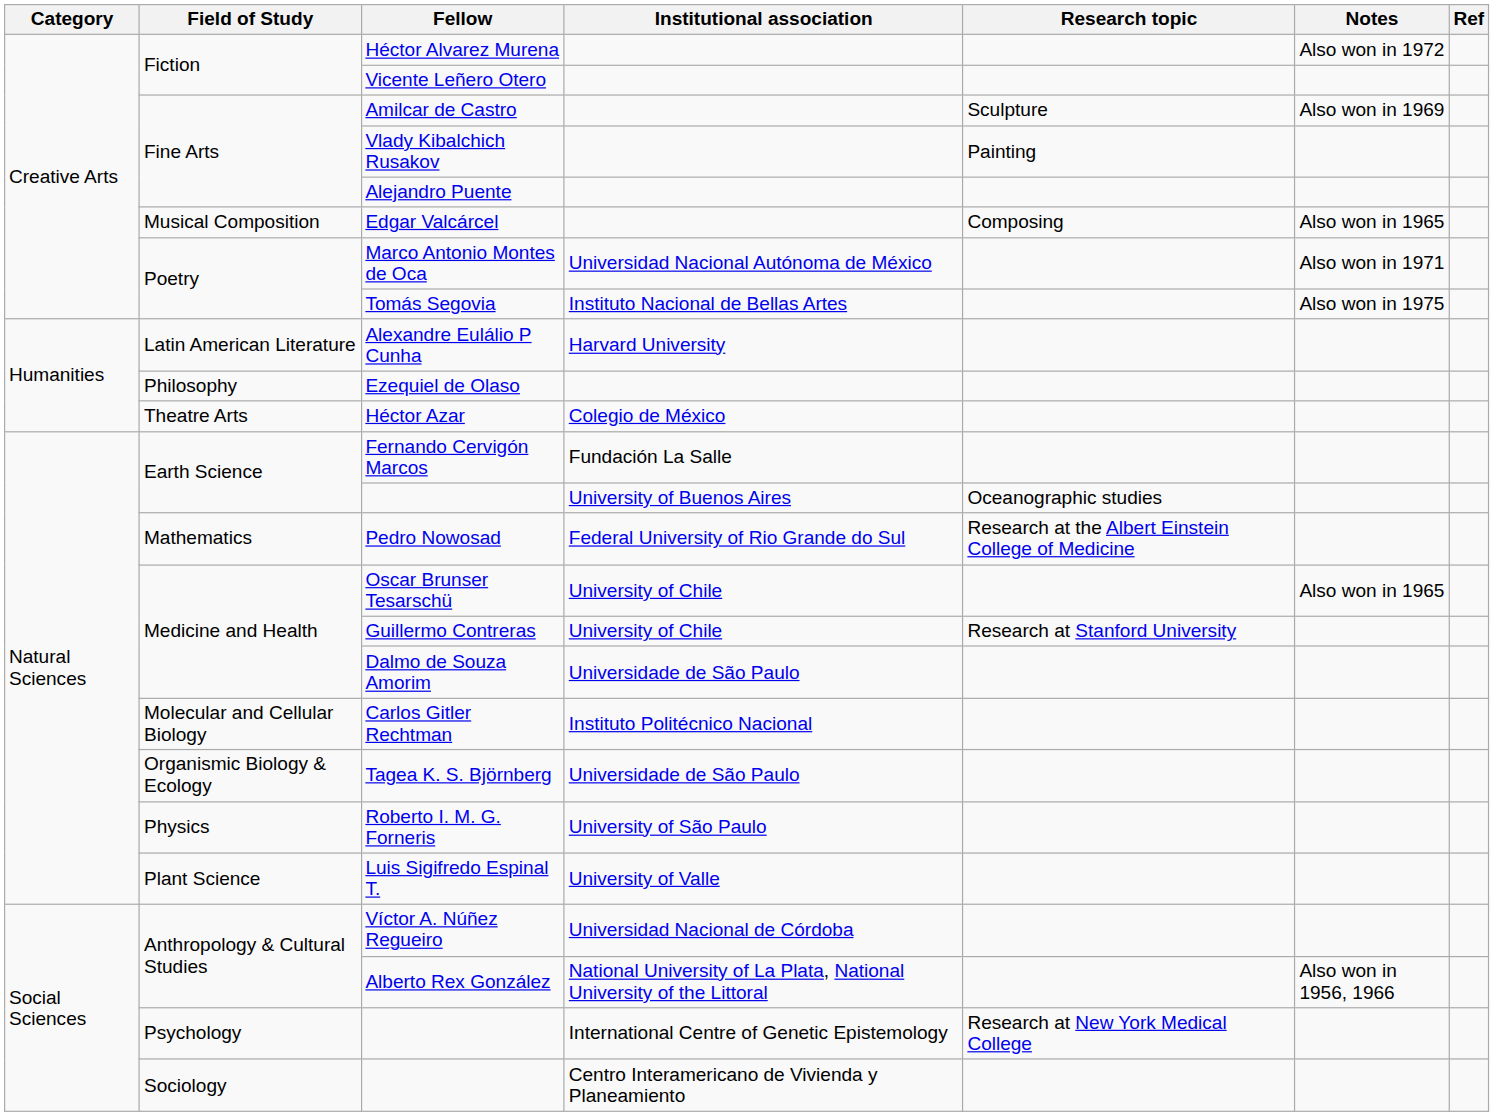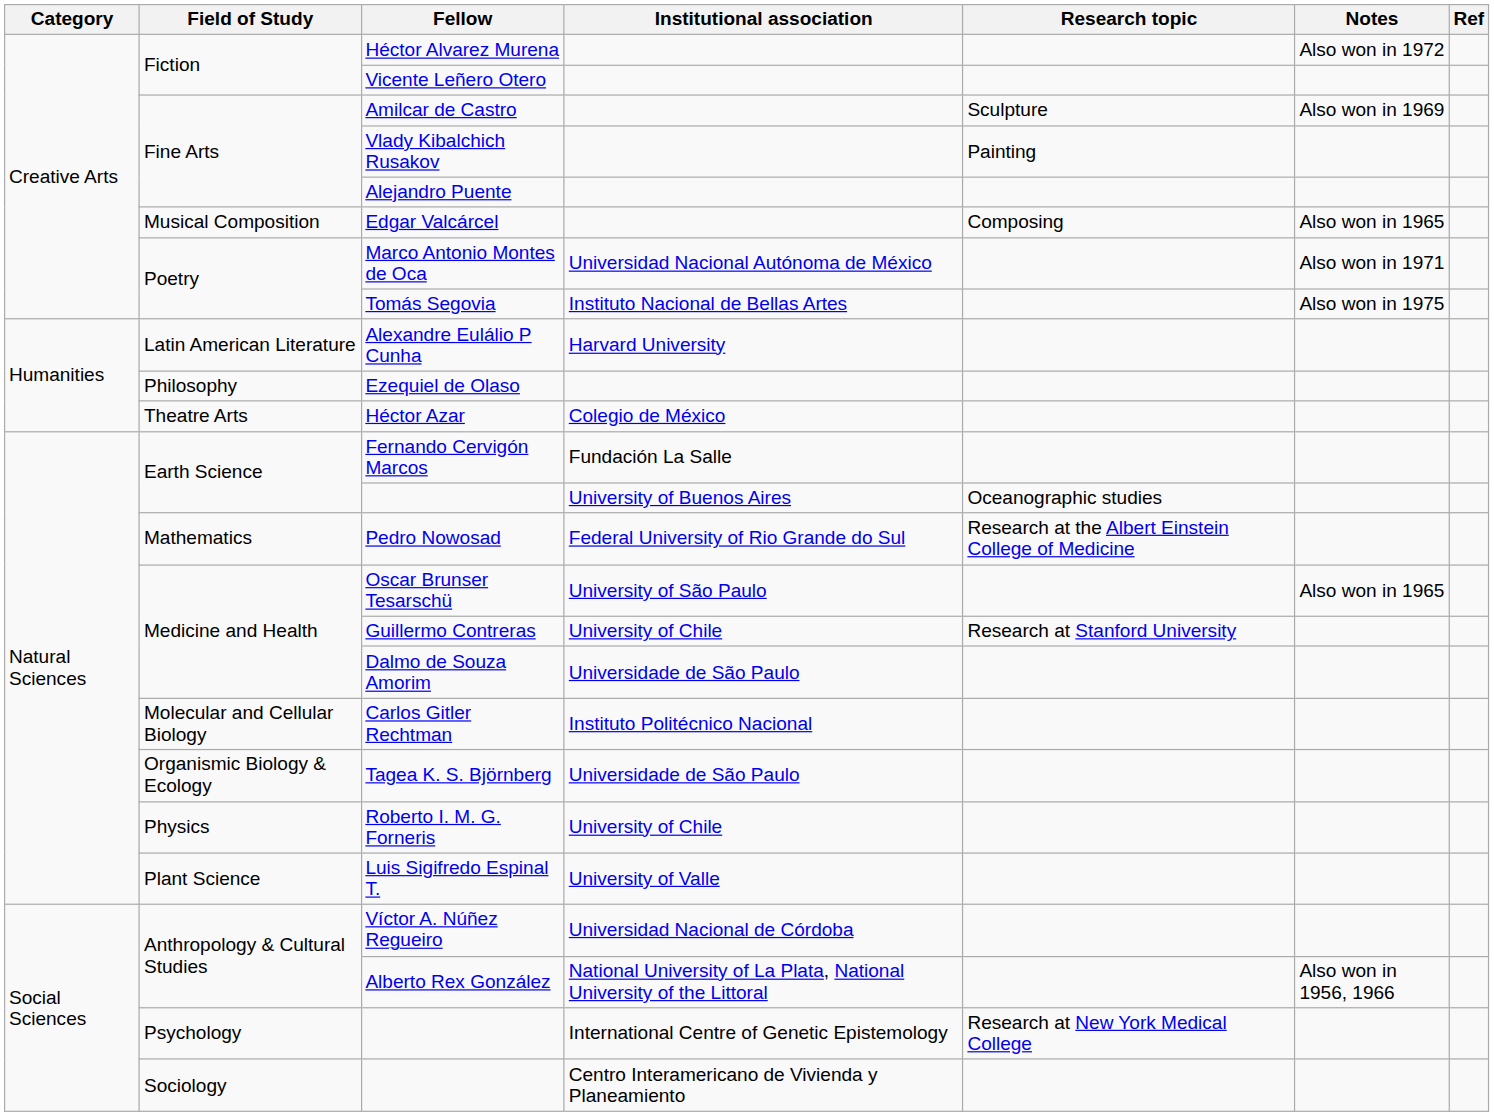(646, 590) University of Chile -> (668, 590) University of São Paulo
(668, 827) University of São Paulo -> (646, 827) University of Chile
